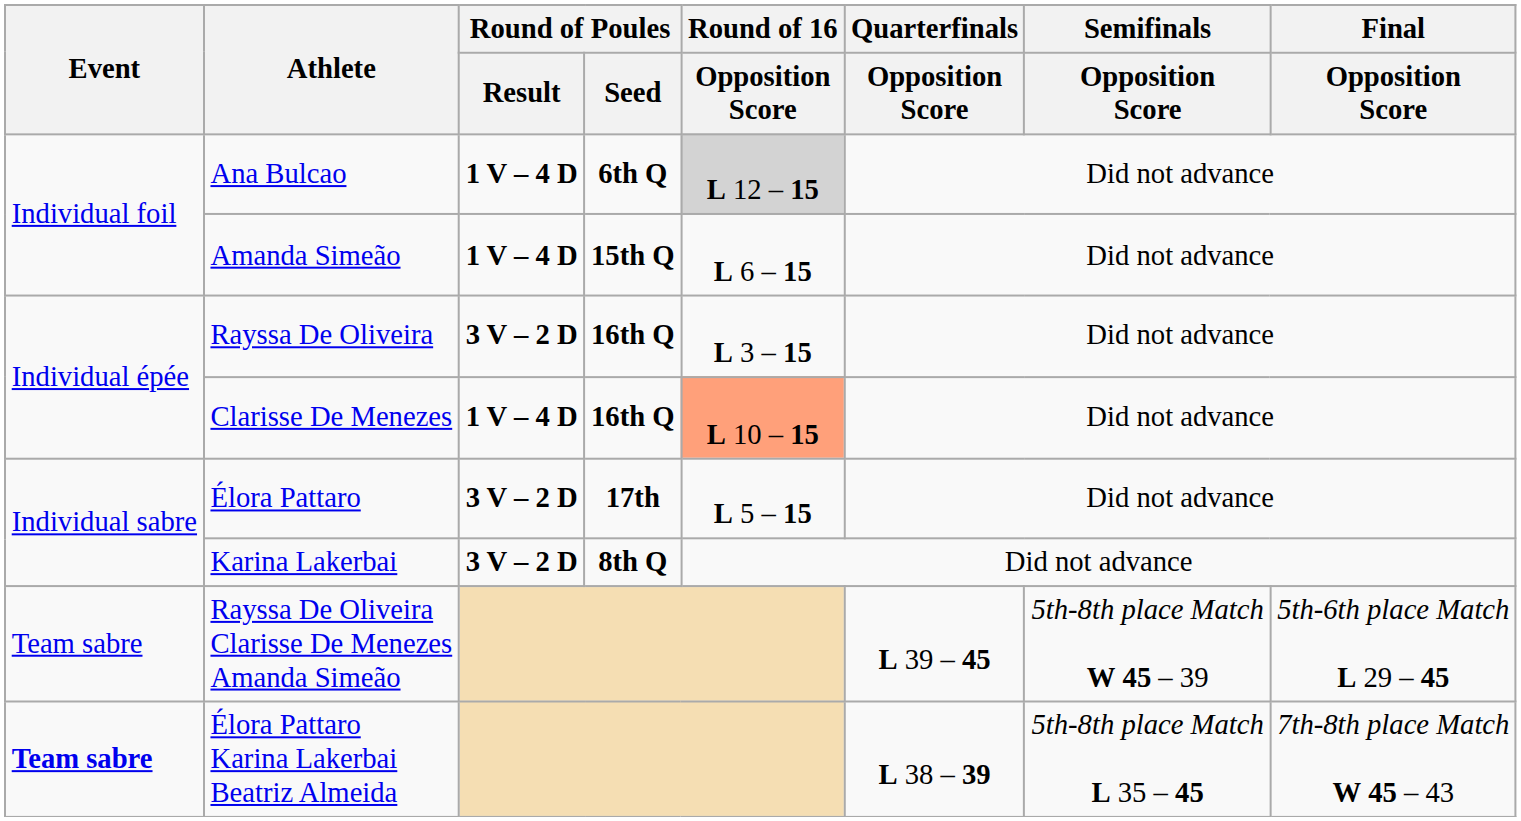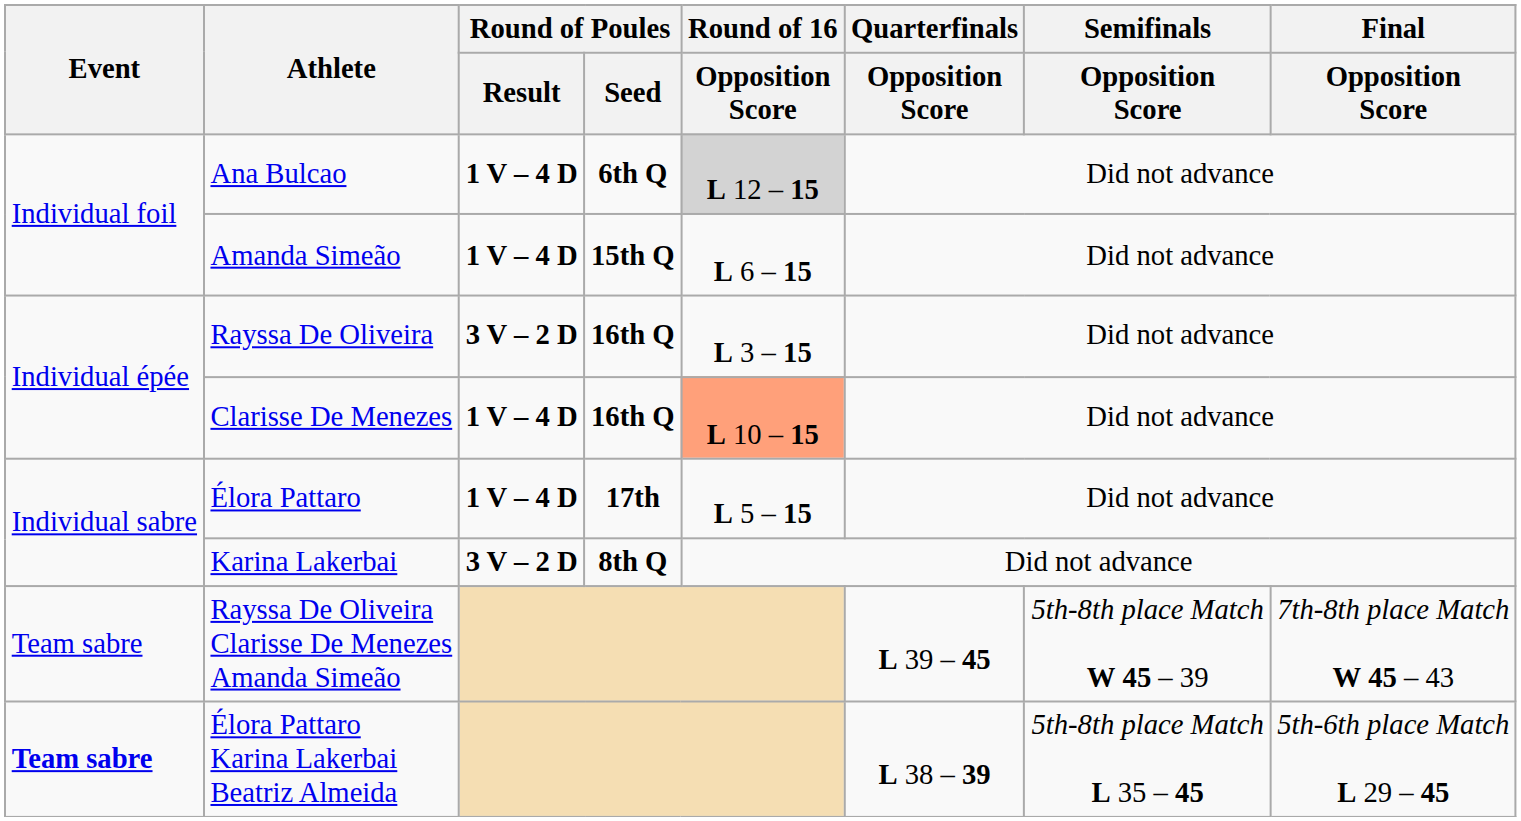(522, 498) 3 V – 2 D -> (522, 498) 1 V – 4 D
(1393, 643) 5th-6th place Match L 29 – 45 -> (1393, 643) 7th-8th place Match W 45 – 43
(1393, 758) 7th-8th place Match W 45 – 43 -> (1393, 758) 5th-6th place Match L 29 – 45
